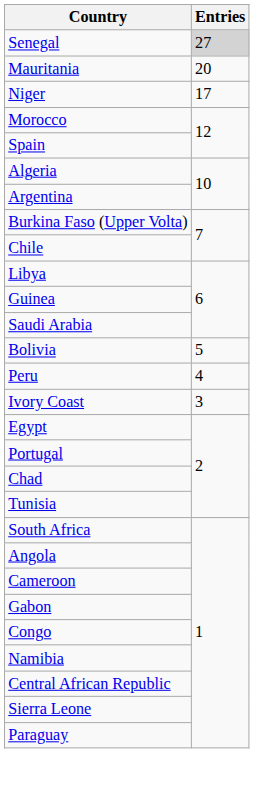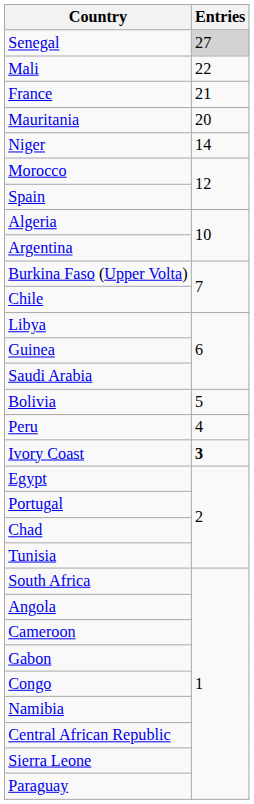+ row: (23, 68)
+ row: (30, 94)
(203, 94) 17 -> (203, 145) 14
(199, 401) normal -> (199, 453) bold
